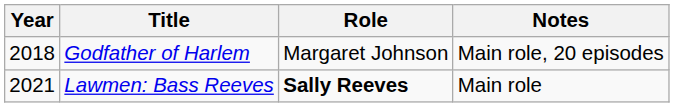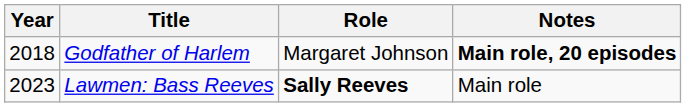(561, 53) normal -> (567, 53) bold
(32, 85) 2021 -> (32, 85) 2023
